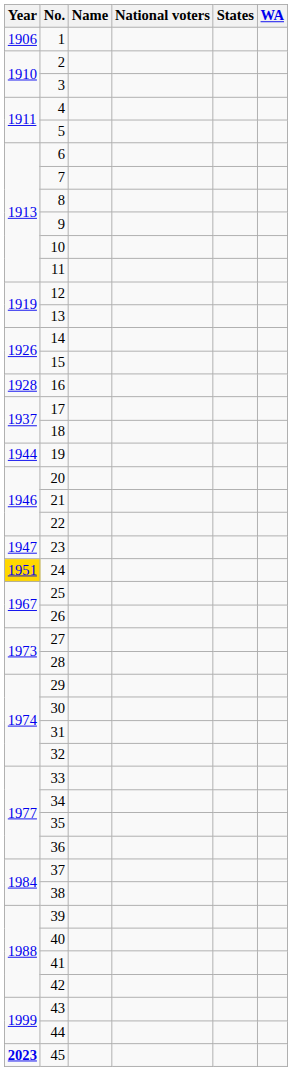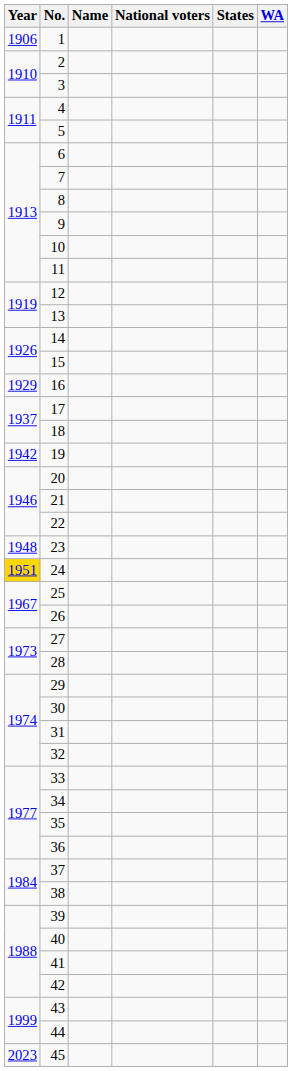(22, 385) 1928 -> (22, 385) 1929
(22, 454) 1944 -> (22, 454) 1942
(22, 547) 1947 -> (22, 547) 1948
(22, 1055) bold -> (22, 1055) normal
